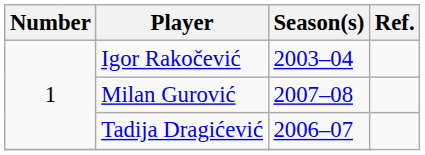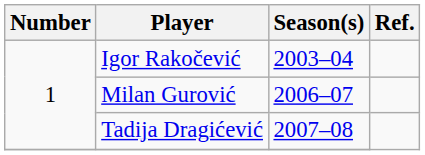(313, 94) 2007–08 -> (313, 94) 2006–07
(313, 130) 2006–07 -> (313, 130) 2007–08
